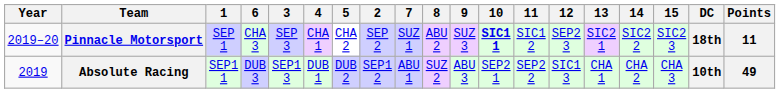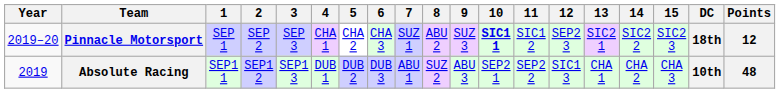columns swapped: (377, 14) <-> (255, 14)
(749, 40) 11 -> (749, 40) 12
(749, 72) 49 -> (749, 72) 48
